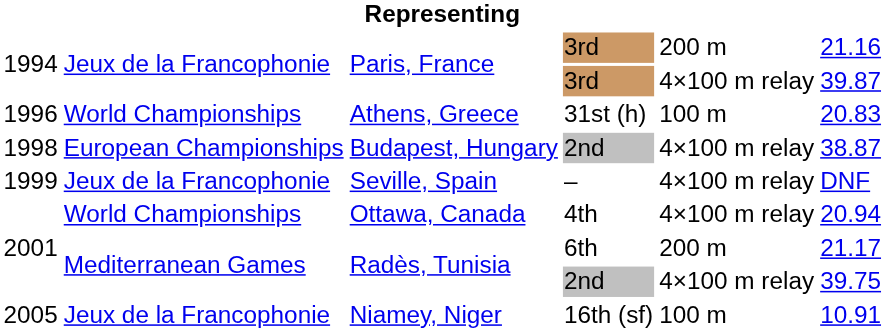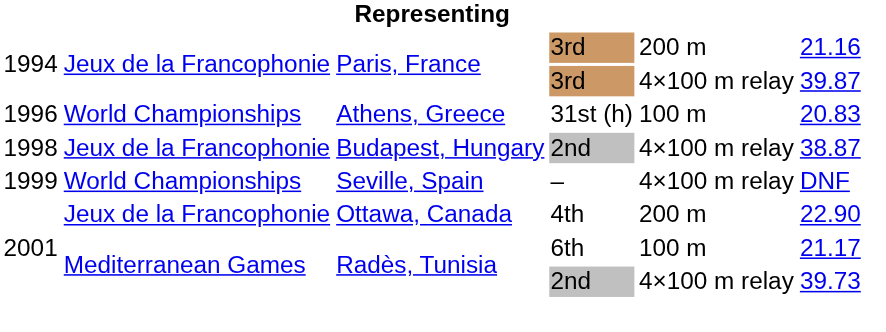(204, 147) European Championships -> (197, 147) Jeux de la Francophonie
(197, 181) Jeux de la Francophonie -> (182, 181) World Championships
(182, 214) World Championships -> (197, 214) Jeux de la Francophonie
(737, 214) 4×100 m relay -> (673, 214) 200 m
(851, 214) 20.94 -> (830, 214) 22.90
(693, 248) 200 m -> (673, 248) 100 m
(851, 281) 39.75 -> (830, 281) 39.73
- row: (426, 314)
